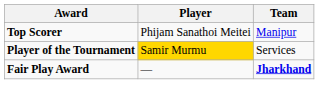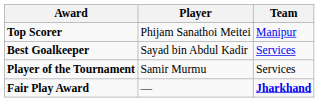+ row: (48, 50)
(173, 50) gold background -> (173, 69) no background
